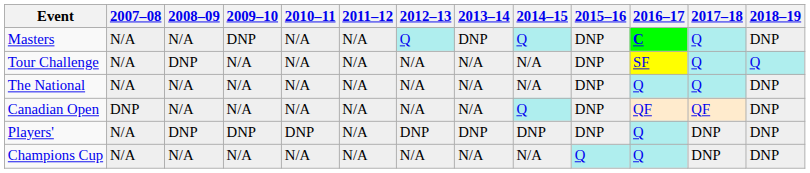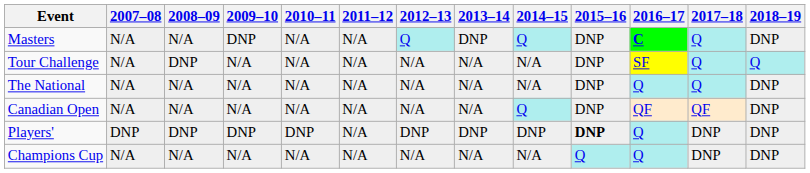(125, 109) DNP -> (123, 109) N/A
(123, 132) N/A -> (125, 132) DNP
(589, 132) normal -> (590, 132) bold
